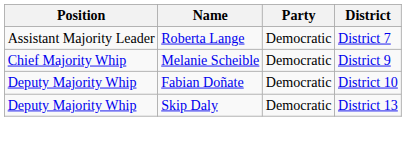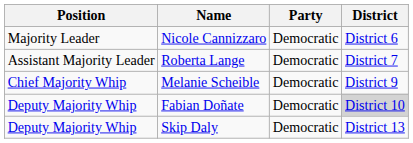+ row: (214, 37)
(368, 82) no background -> (375, 104) lightgrey background
